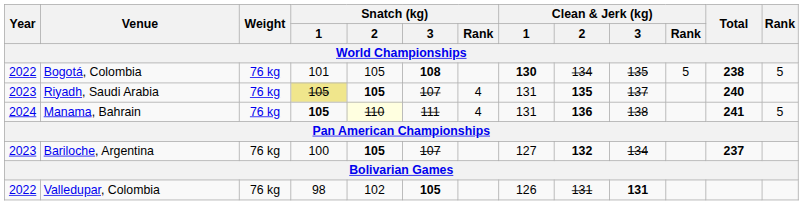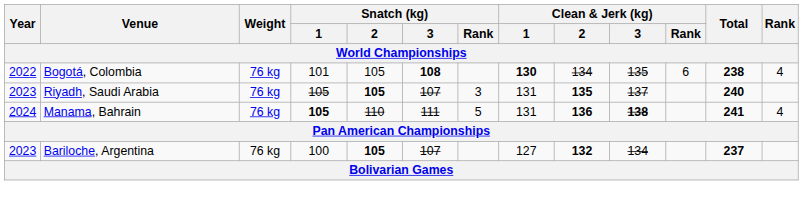(686, 72) 5 -> (686, 72) 6
(780, 72) 5 -> (780, 72) 4
(319, 92) khaki background -> (319, 92) no background
(478, 92) 4 -> (478, 92) 3
(375, 111) lightyellow background -> (375, 111) no background
(478, 111) 4 -> (478, 111) 5
(638, 111) normal -> (638, 111) bold
(780, 111) 5 -> (780, 111) 4
- row: (102, 190)
